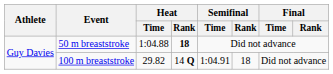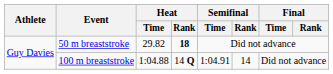(154, 44) 1:04.88 -> (154, 44) 29.82
(154, 61) 29.82 -> (154, 61) 1:04.88
(246, 61) 18 -> (246, 61) 14
